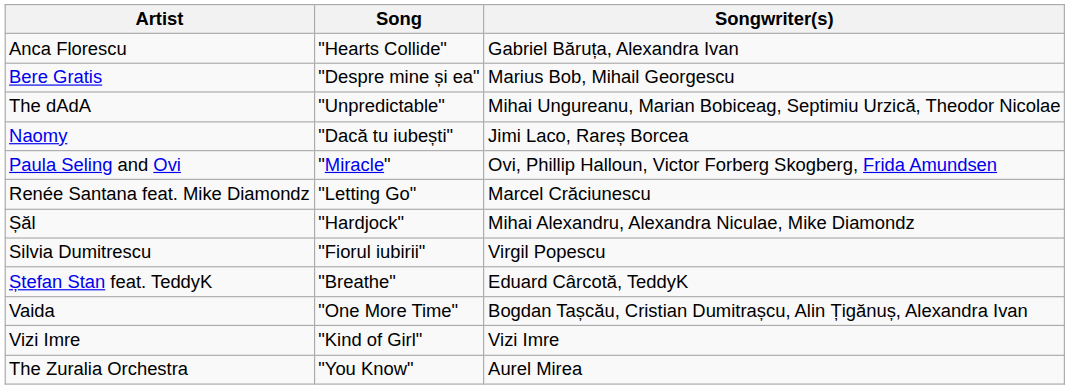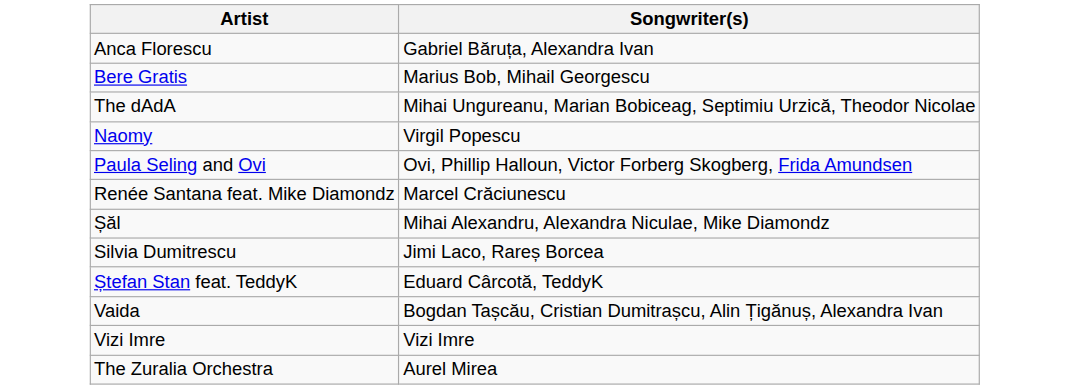- column: (399, 19)
(588, 135) Jimi Laco, Rareș Borcea -> (462, 135) Virgil Popescu
(547, 252) Virgil Popescu -> (503, 252) Jimi Laco, Rareș Borcea
